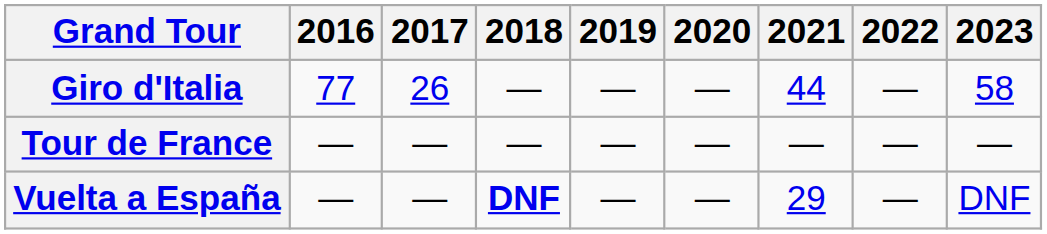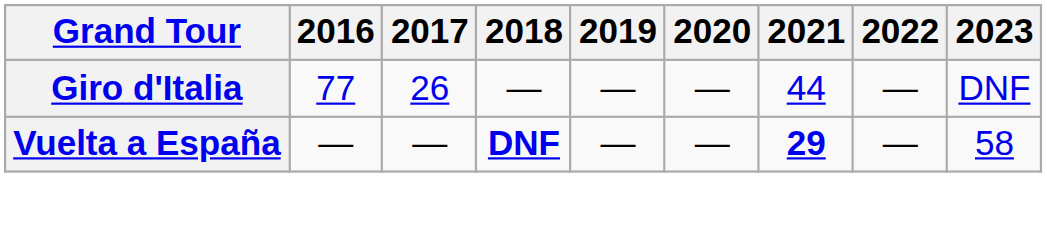(994, 87) 58 -> (994, 87) DNF
- row: (147, 143)
(806, 198) normal -> (806, 143) bold
(994, 198) DNF -> (994, 143) 58
